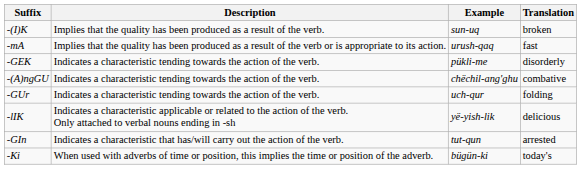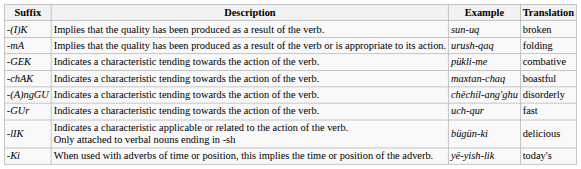(530, 45) fast -> (538, 45) folding
(544, 62) disorderly -> (544, 62) combative
+ row: (20, 78)
(544, 78) combative -> (544, 95) disorderly
(538, 95) folding -> (530, 111) fast
(473, 117) yë-yish-lik -> (469, 134) bügün-ki
- row: (17, 139)
(469, 156) bügün-ki -> (473, 156) yë-yish-lik
